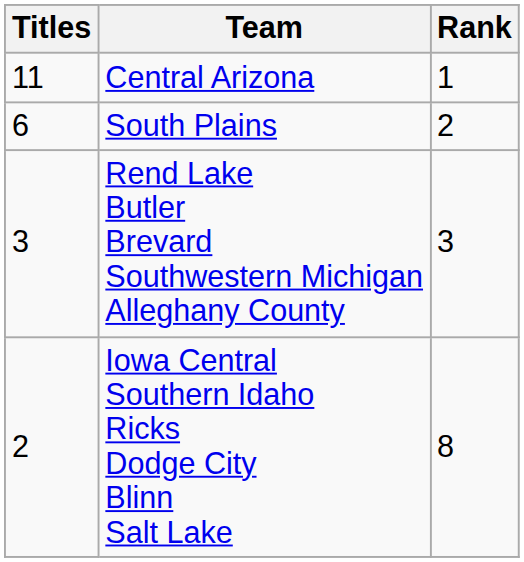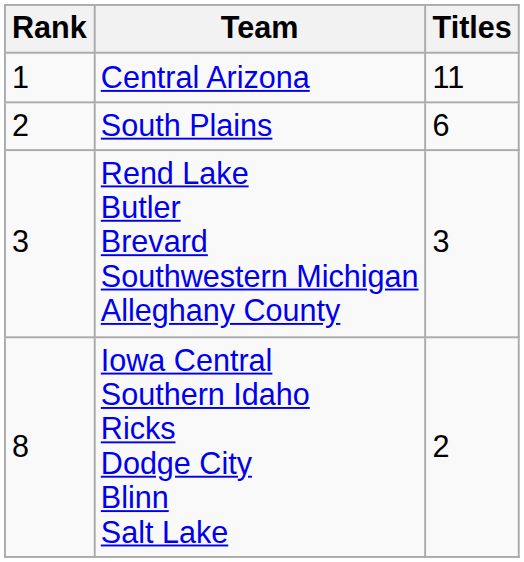columns swapped: (474, 28) <-> (52, 28)
